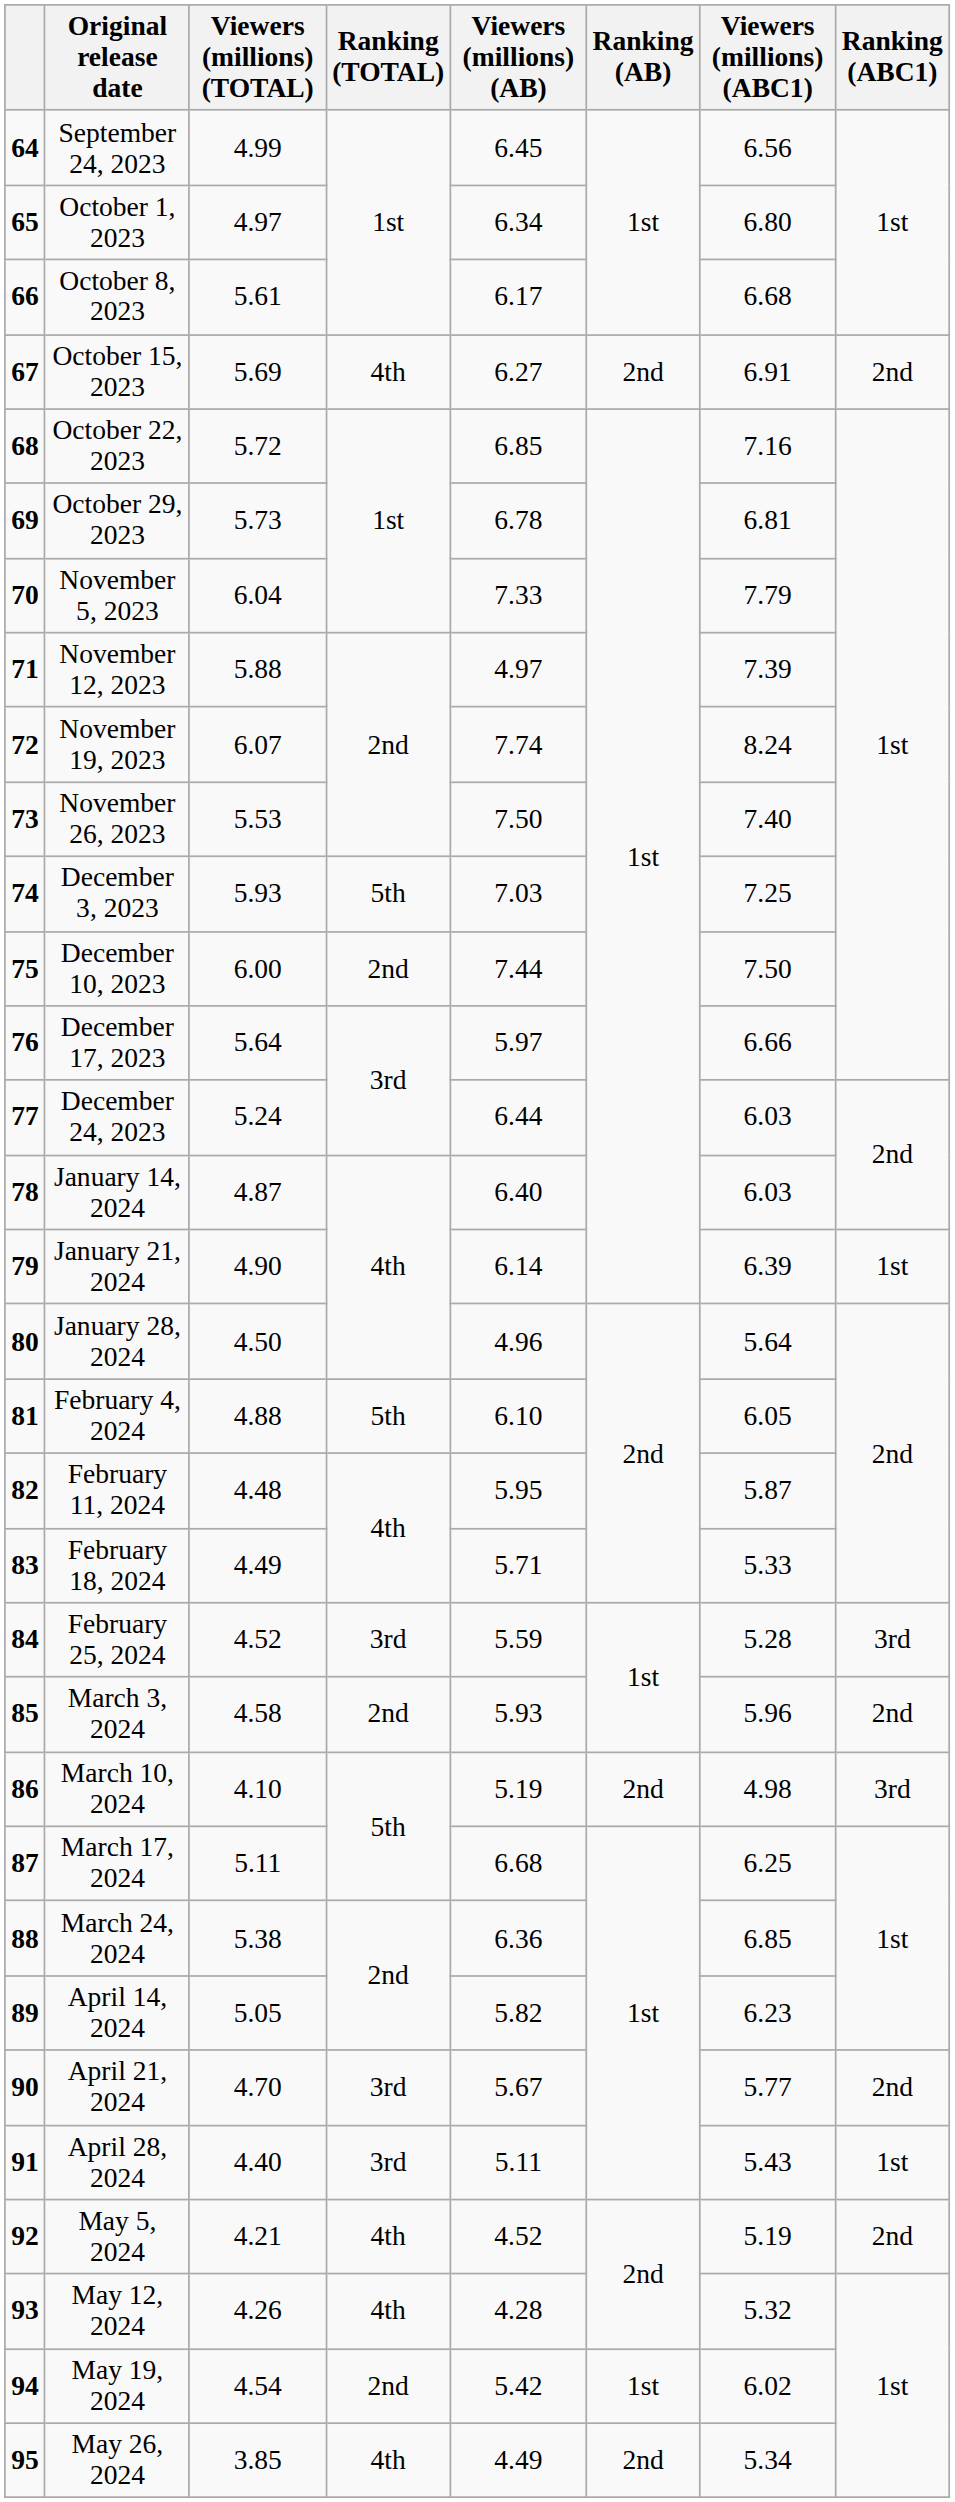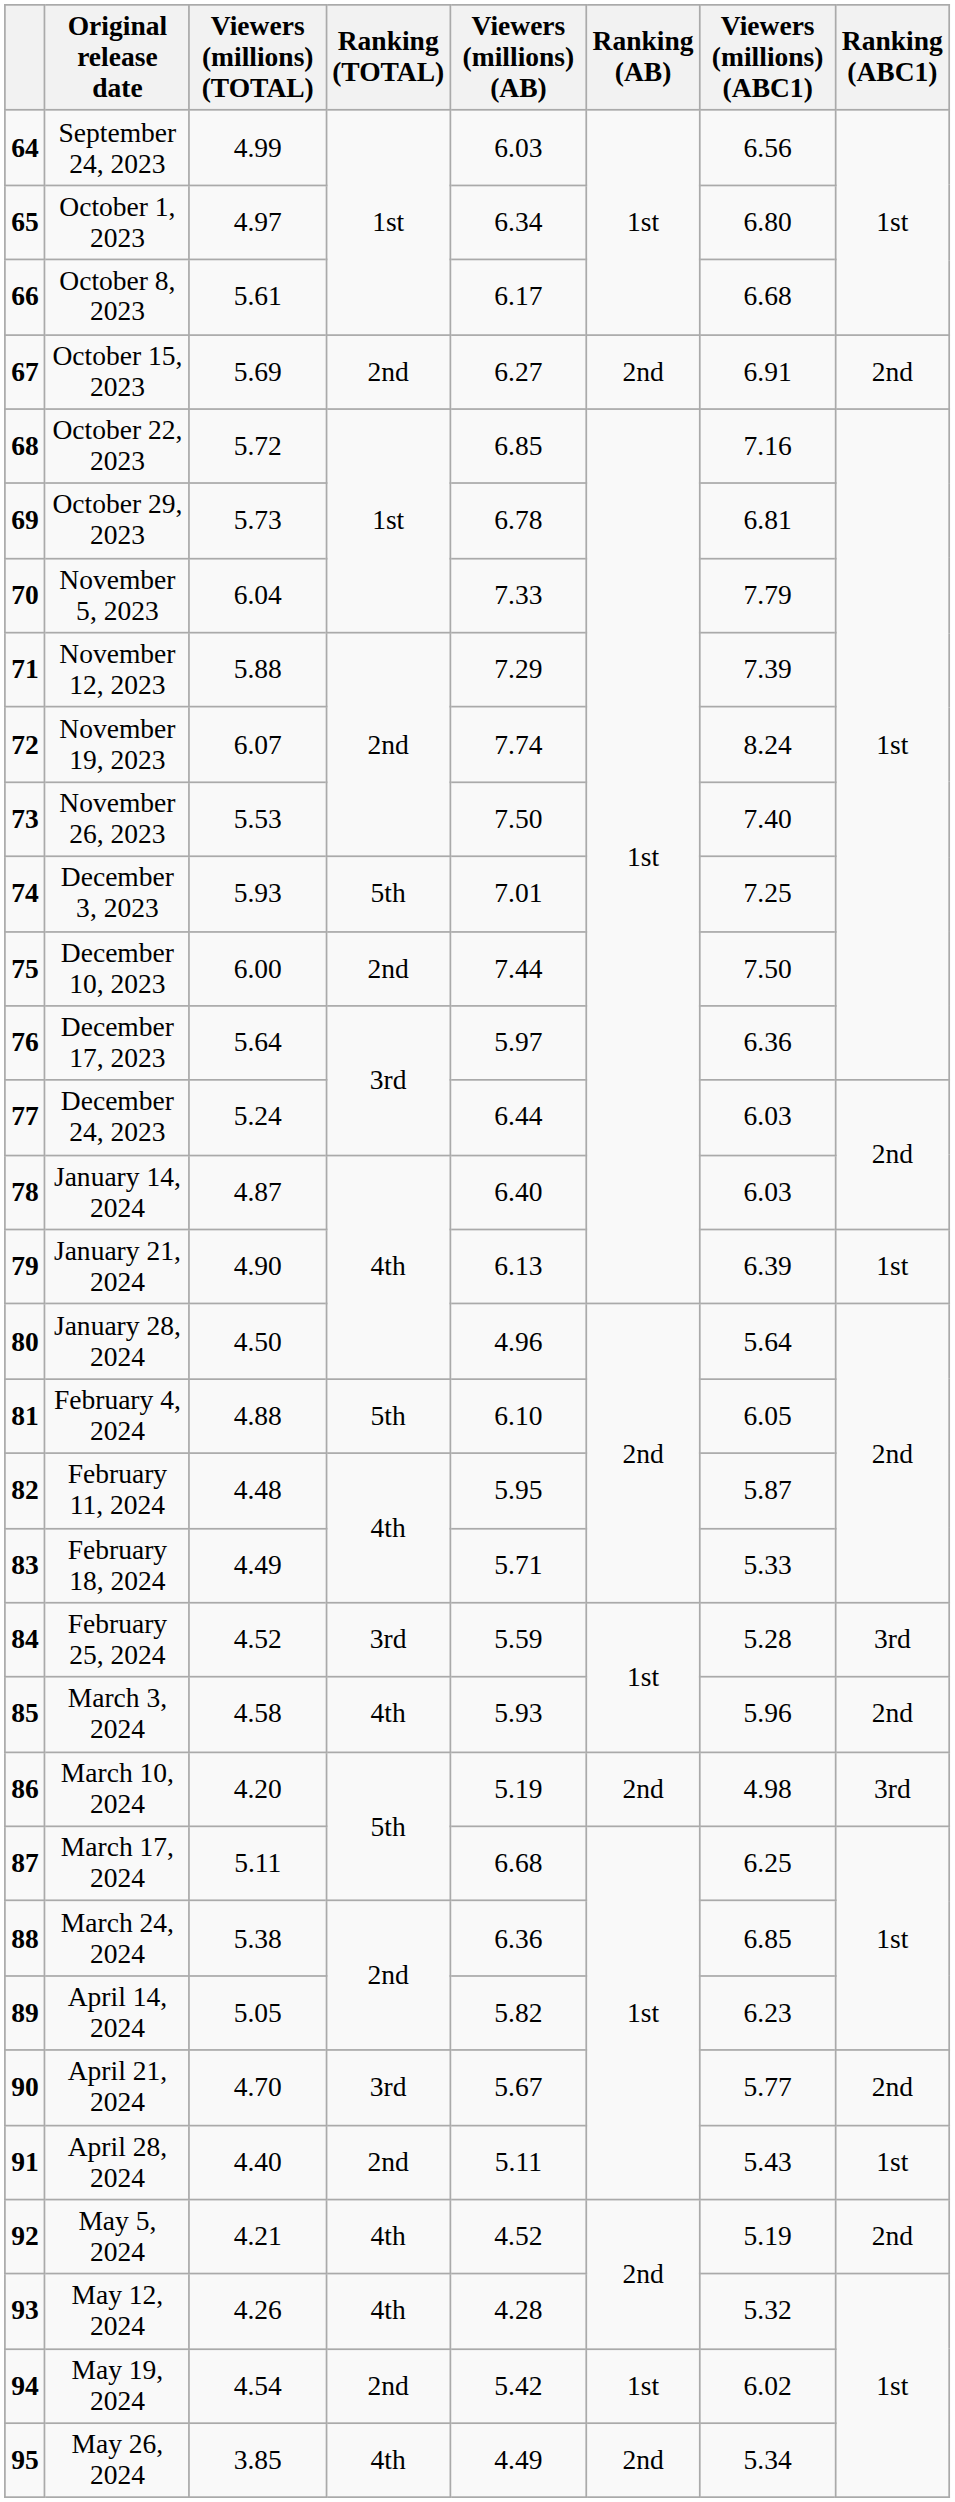(518, 147) 6.45 -> (518, 147) 6.03
(388, 371) 4th -> (388, 371) 2nd
(518, 669) 4.97 -> (518, 669) 7.29
(518, 893) 7.03 -> (518, 893) 7.01
(768, 1042) 6.66 -> (768, 1042) 6.36
(518, 1266) 6.14 -> (518, 1266) 6.13
(388, 1714) 2nd -> (388, 1714) 4th
(258, 1788) 4.10 -> (258, 1788) 4.20
(388, 2161) 3rd -> (388, 2161) 2nd
